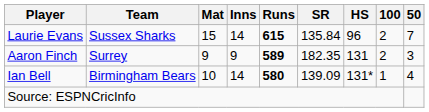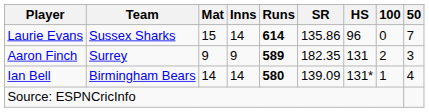(273, 35) 615 -> (273, 35) 614
(321, 35) 135.84 -> (321, 35) 135.86
(383, 35) 2 -> (383, 35) 0
(209, 76) 10 -> (209, 76) 14
